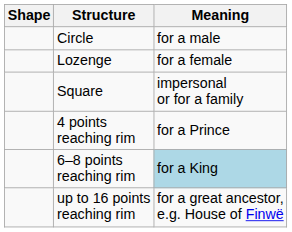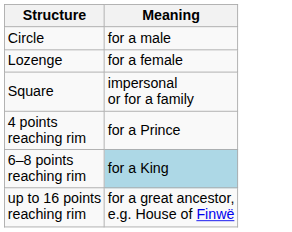- column: (29, 15)
